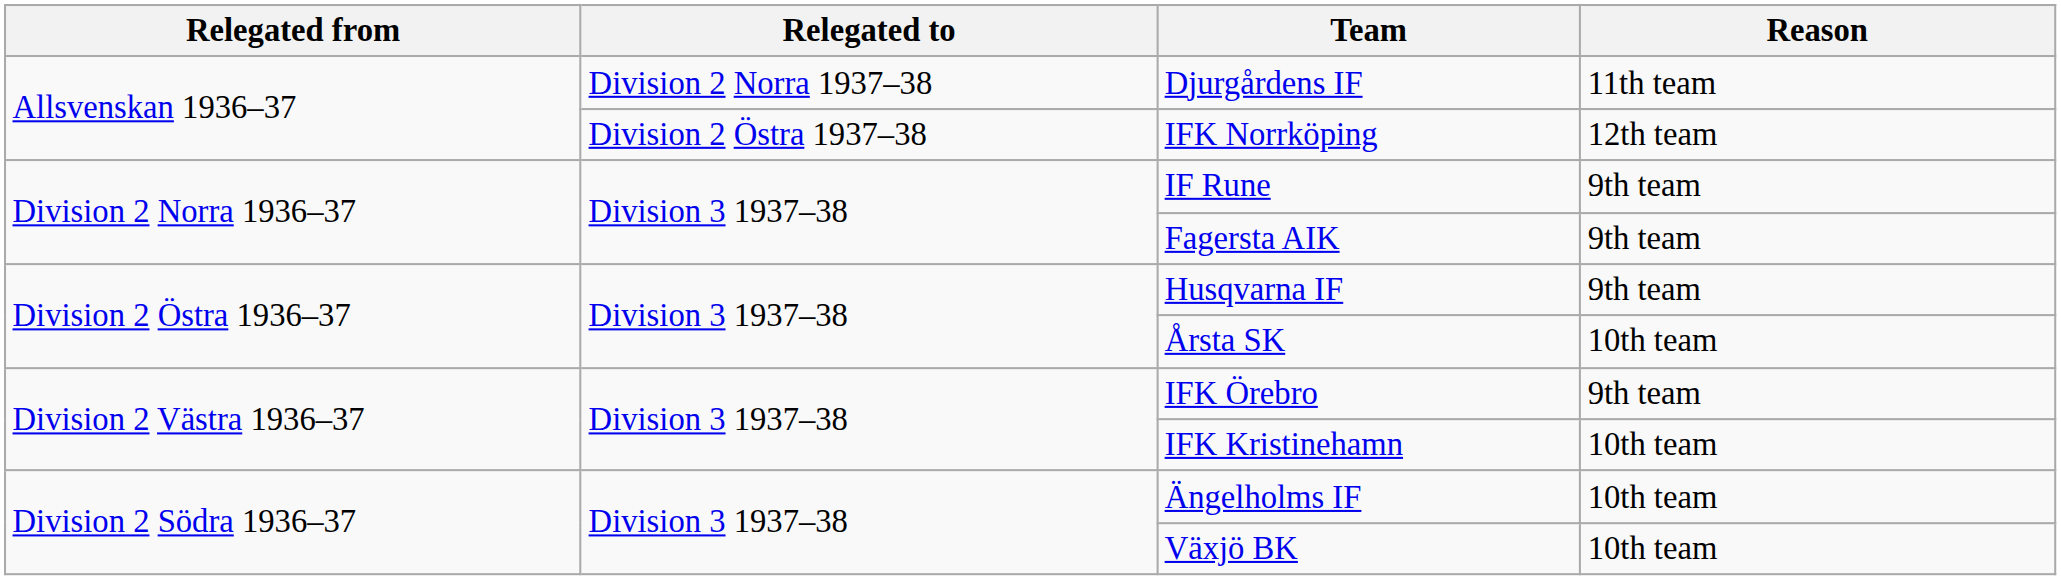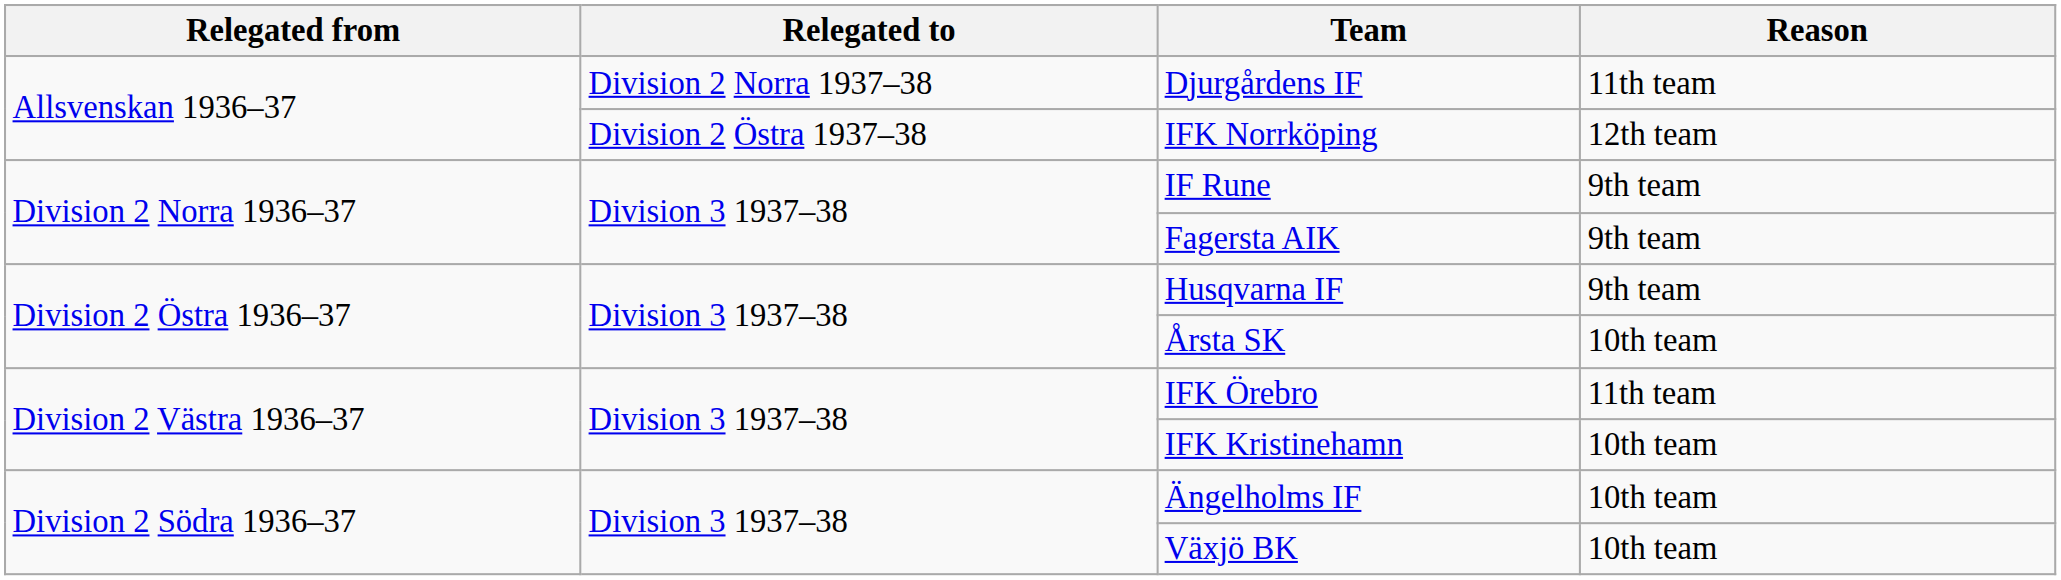(1644, 392) 9th team -> (1652, 392) 11th team
